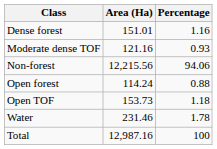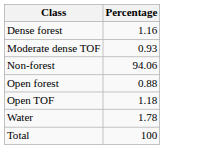- column: (129, 13)
